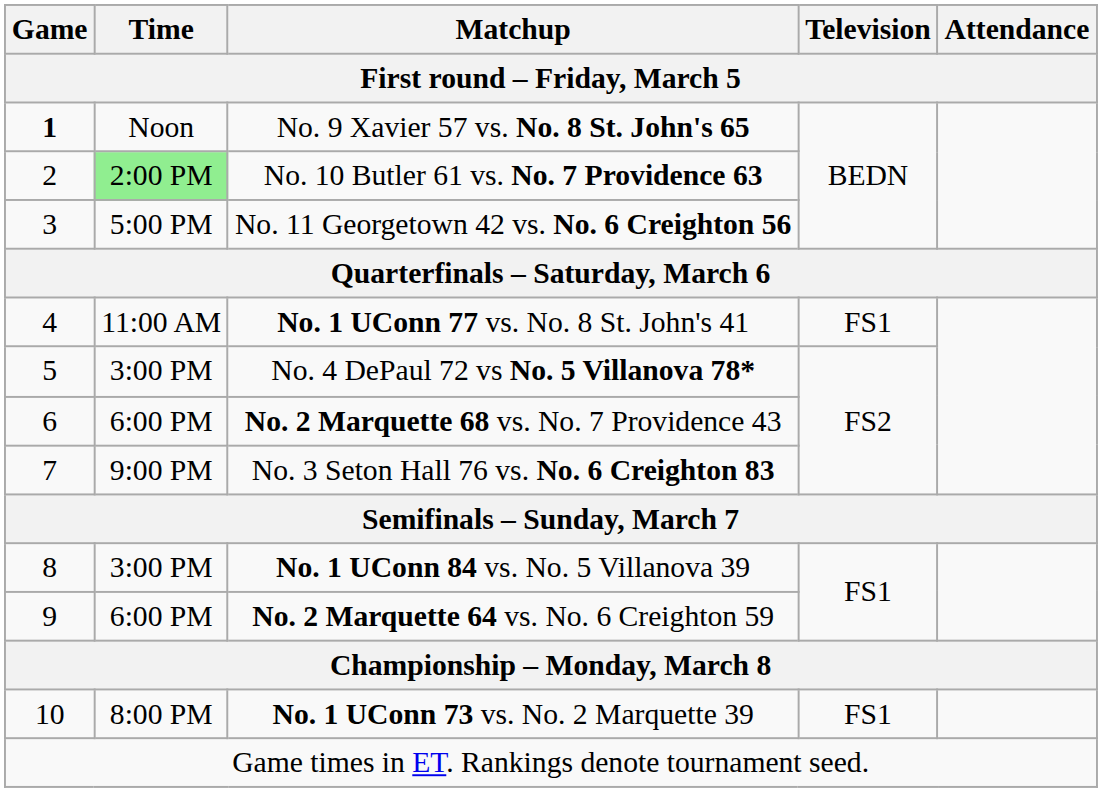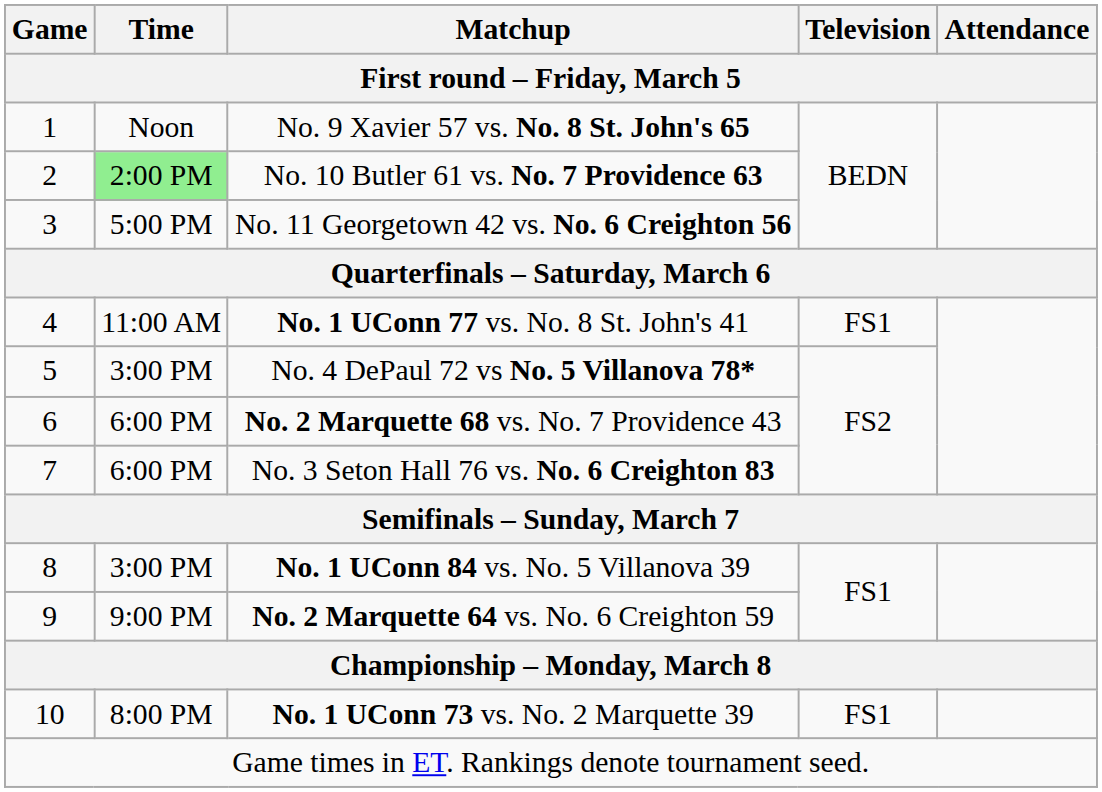(50, 126) bold -> (50, 126) normal
(161, 468) 9:00 PM -> (161, 468) 6:00 PM
(161, 615) 6:00 PM -> (161, 615) 9:00 PM
